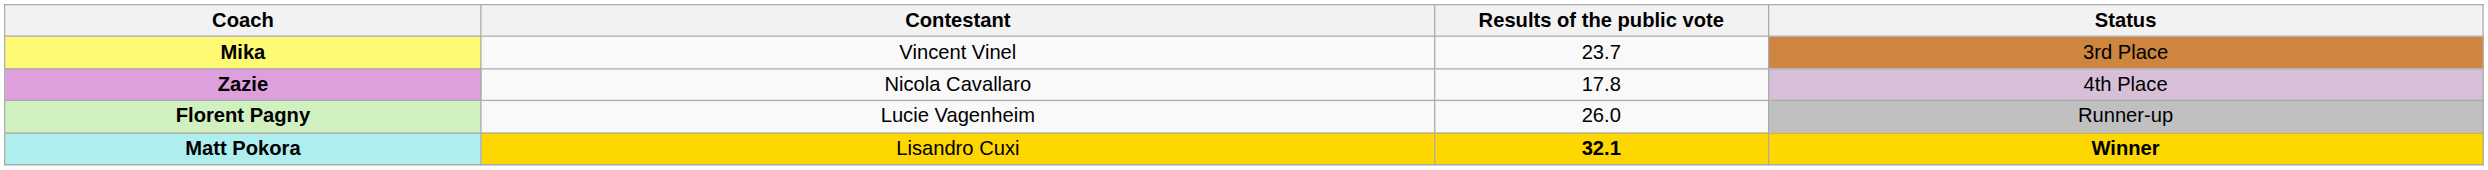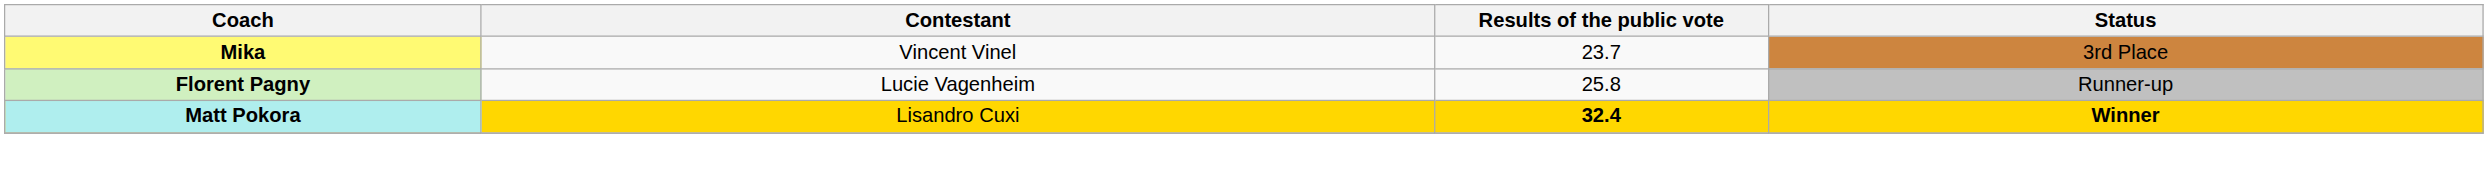- row: (243, 84)
(1601, 116) 26.0 -> (1601, 84) 25.8
(1601, 148) 32.1 -> (1601, 116) 32.4
